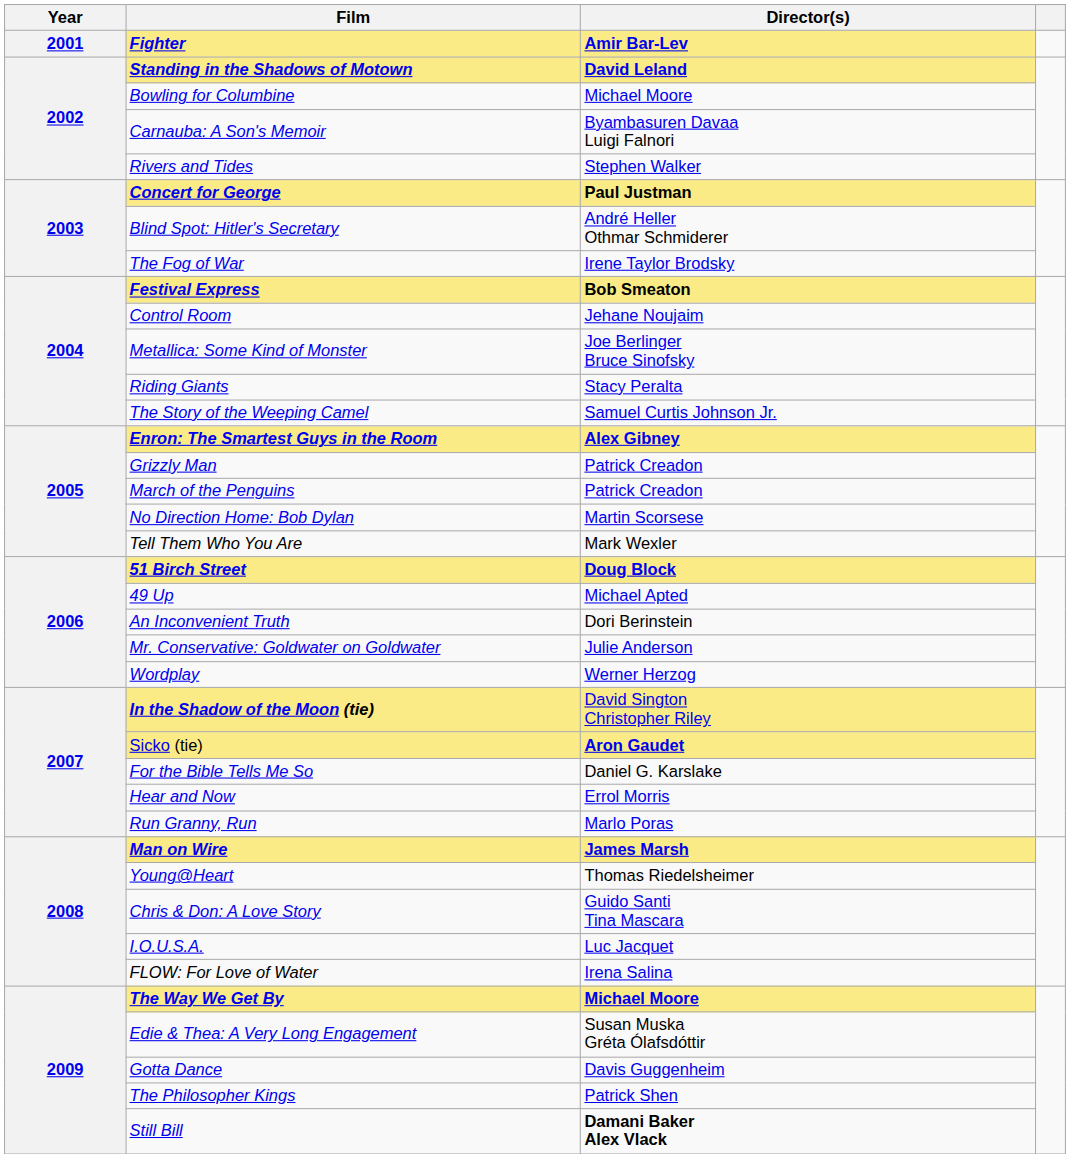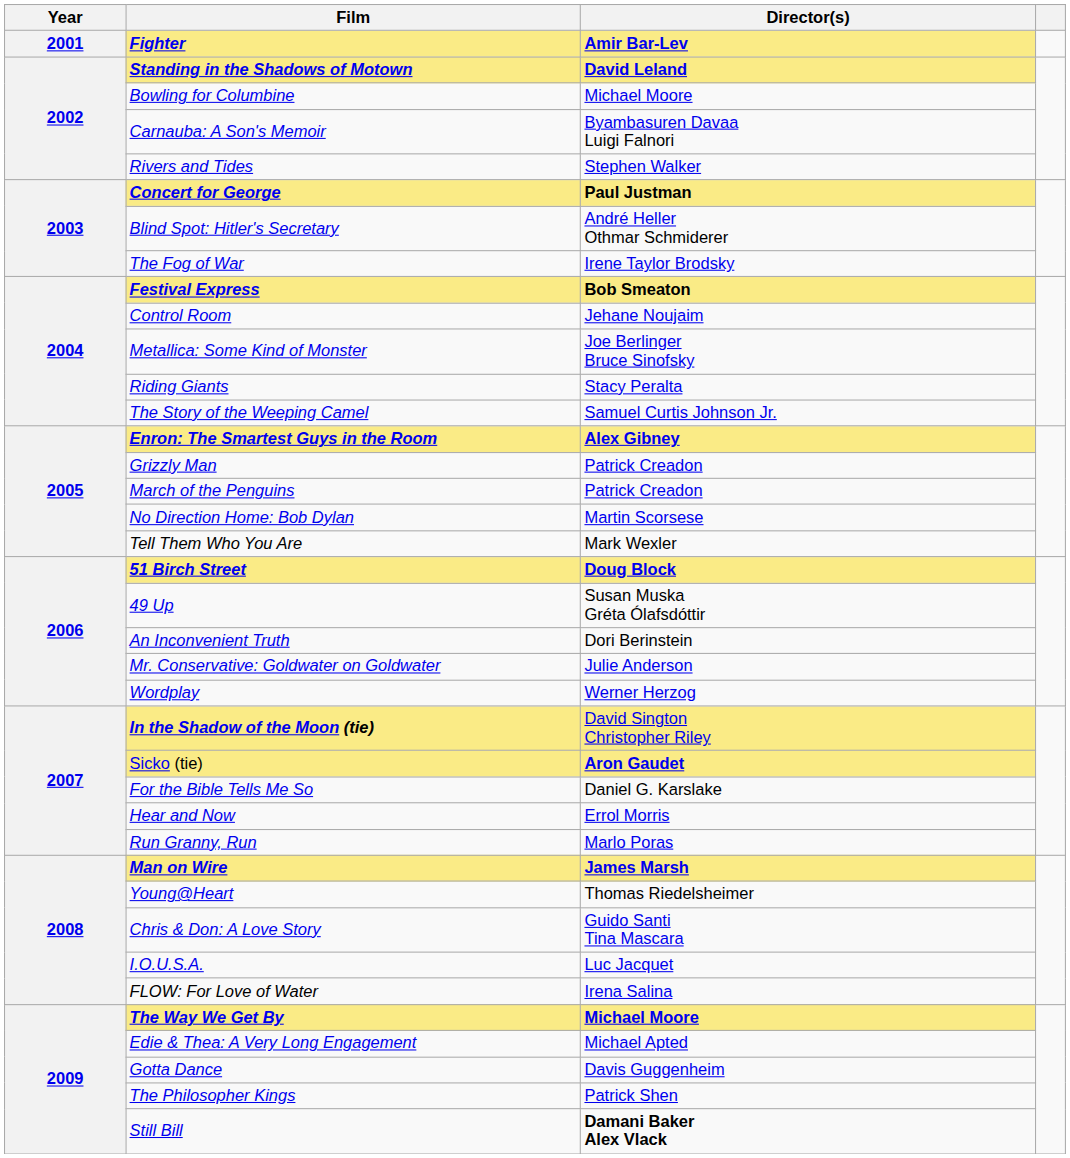(636, 595) Michael Apted -> (645, 605) Susan Muska Gréta Ólafsdóttir
(645, 1034) Susan Muska Gréta Ólafsdóttir -> (636, 1043) Michael Apted
